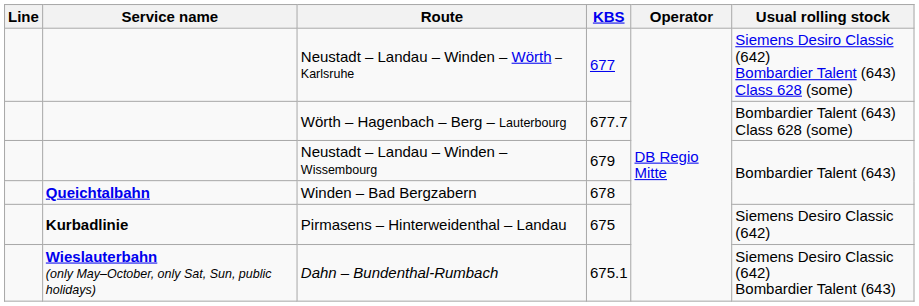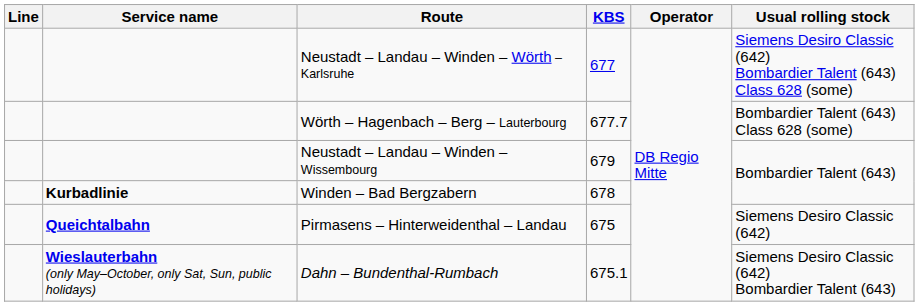(98, 192) Queichtalbahn -> (87, 192) Kurbadlinie
(87, 224) Kurbadlinie -> (98, 224) Queichtalbahn
